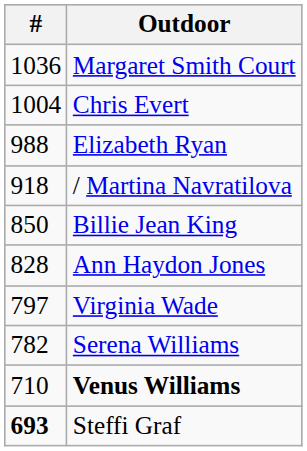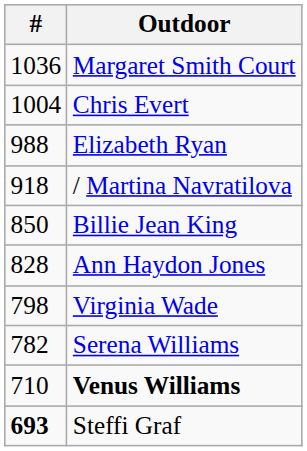(30, 305) 797 -> (30, 305) 798
